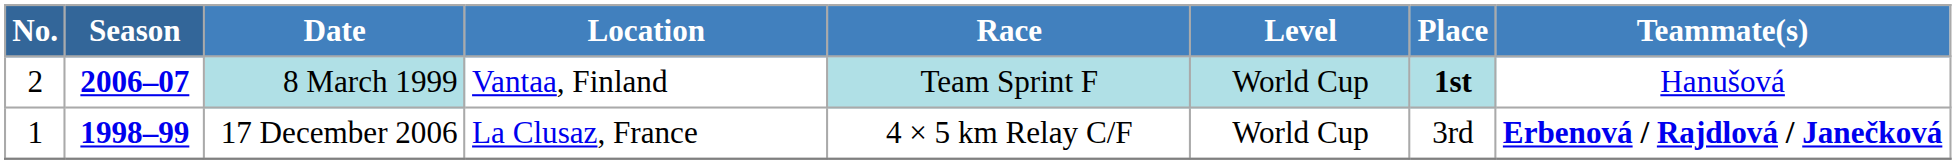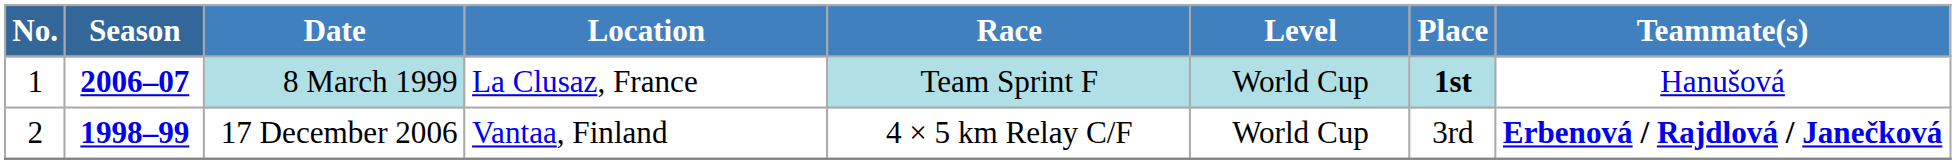(35, 81) 2 -> (35, 81) 1
(570, 81) Vantaa, Finland -> (585, 81) La Clusaz, France
(35, 133) 1 -> (35, 133) 2
(585, 133) La Clusaz, France -> (570, 133) Vantaa, Finland
